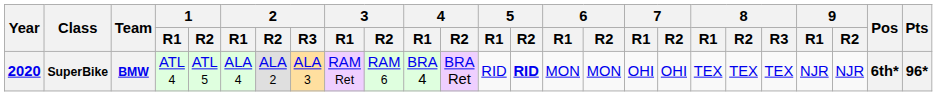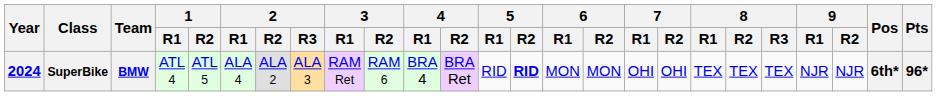(24, 71) 2020 -> (24, 71) 2024
